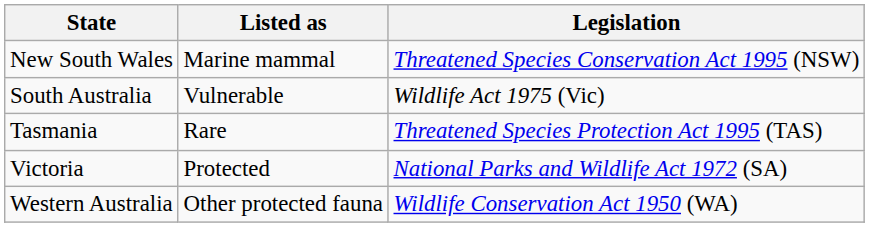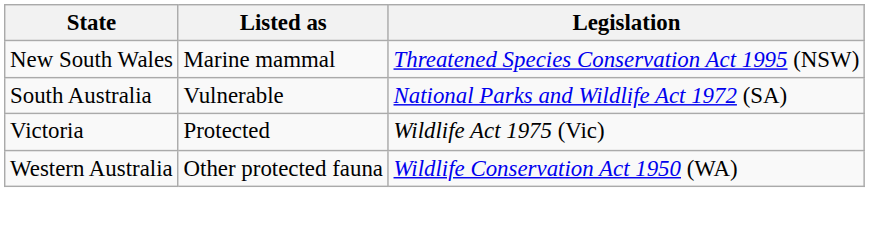(499, 95) Wildlife Act 1975 (Vic) -> (590, 95) National Parks and Wildlife Act 1972 (SA)
- row: (54, 131)
(590, 167) National Parks and Wildlife Act 1972 (SA) -> (499, 131) Wildlife Act 1975 (Vic)
